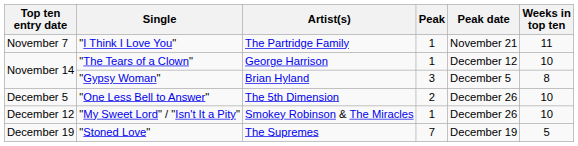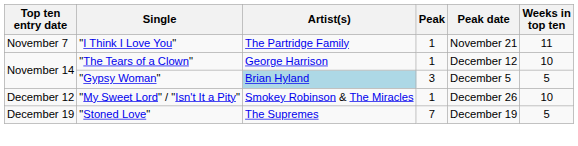(277, 79) no background -> (277, 79) lightblue background
(547, 79) 8 -> (547, 79) 5
- row: (144, 97)
